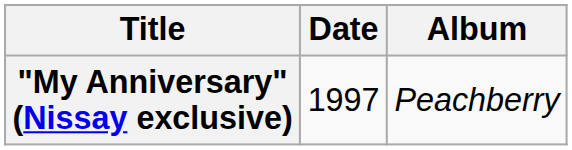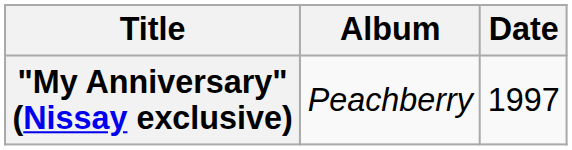columns swapped: (344, 30) <-> (477, 30)
